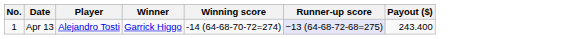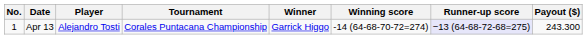+ column: (196, 12)
(416, 27) 243.400 -> (563, 27) 243.300
